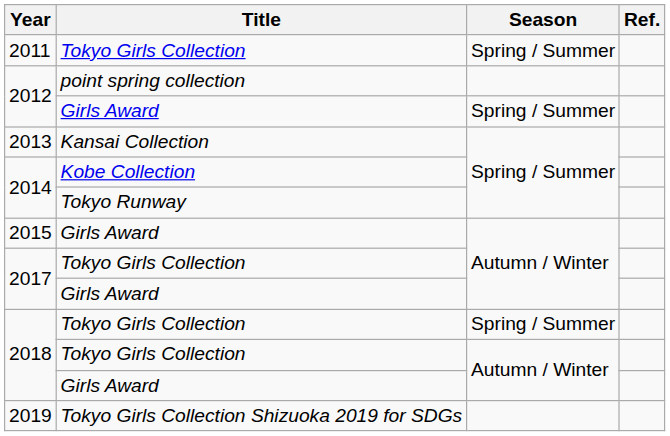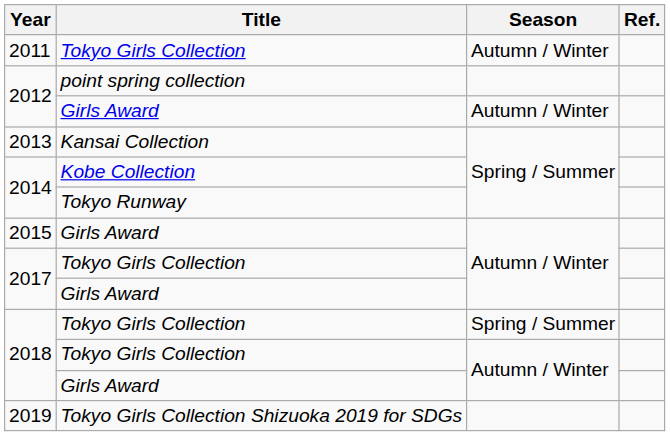(543, 50) Spring / Summer -> (540, 50) Autumn / Winter
(543, 111) Spring / Summer -> (540, 111) Autumn / Winter
